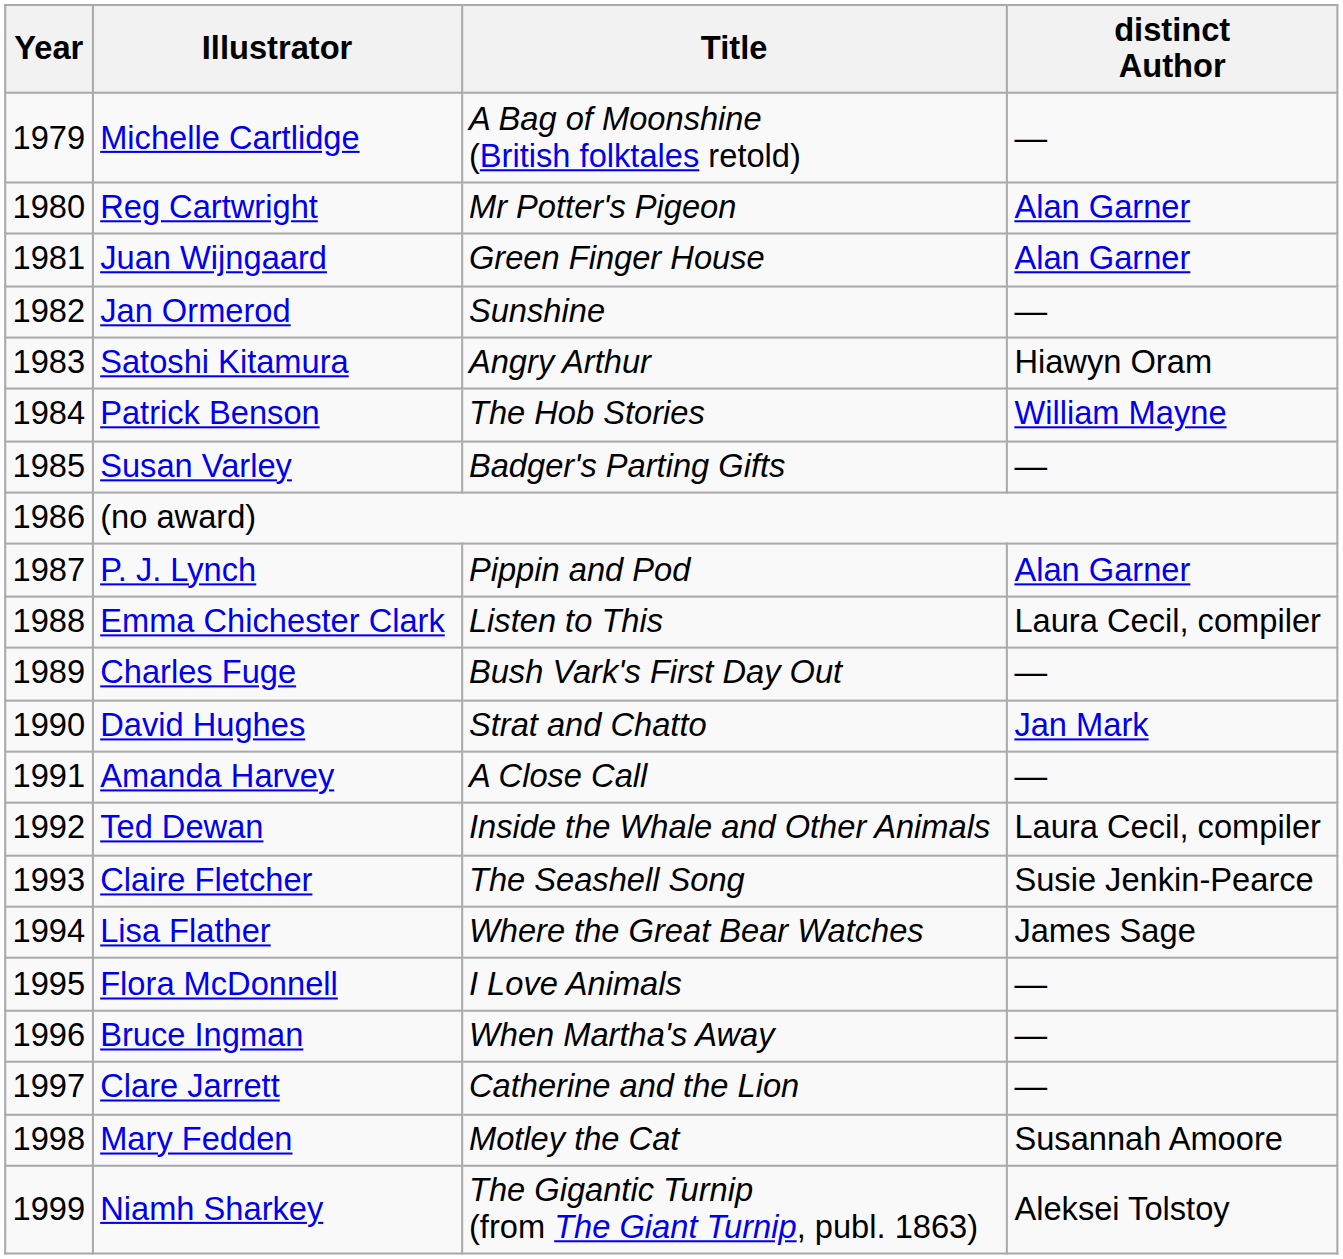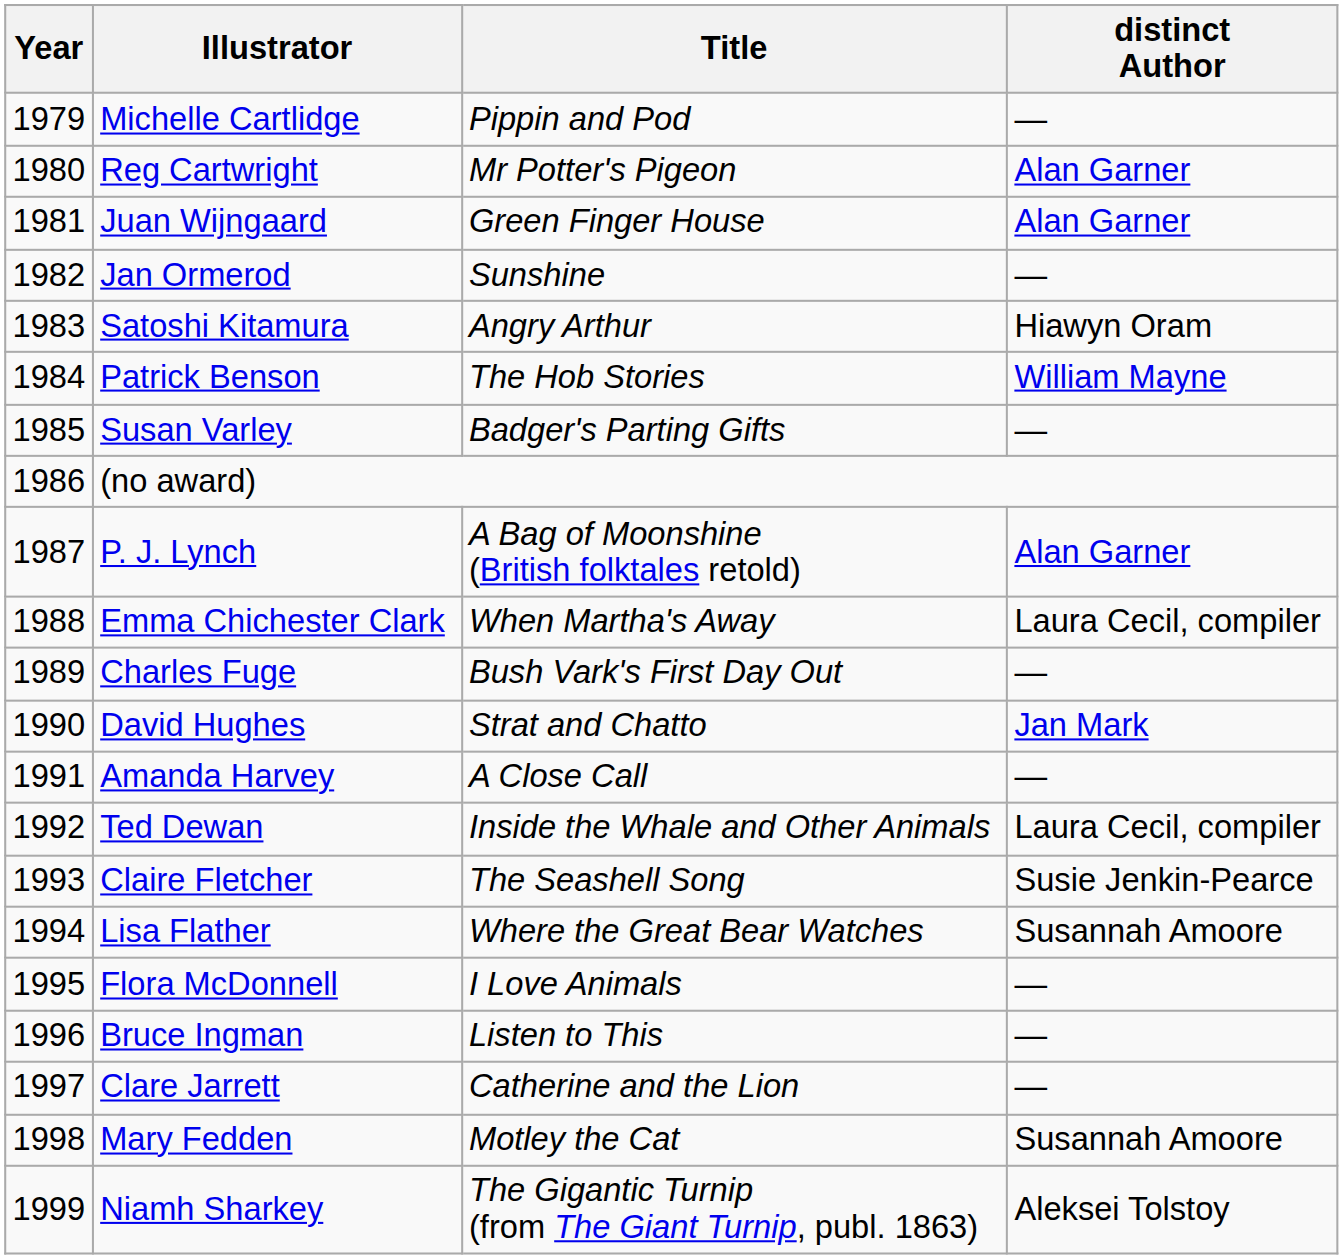(639, 137) A Bag of Moonshine (British folktales retold) -> (580, 118) Pippin and Pod
(580, 569) Pippin and Pod -> (639, 551) A Bag of Moonshine (British folktales retold)
(566, 621) Listen to This -> (622, 621) When Martha's Away
(1105, 932) James Sage -> (1149, 932) Susannah Amoore
(622, 1035) When Martha's Away -> (566, 1035) Listen to This
